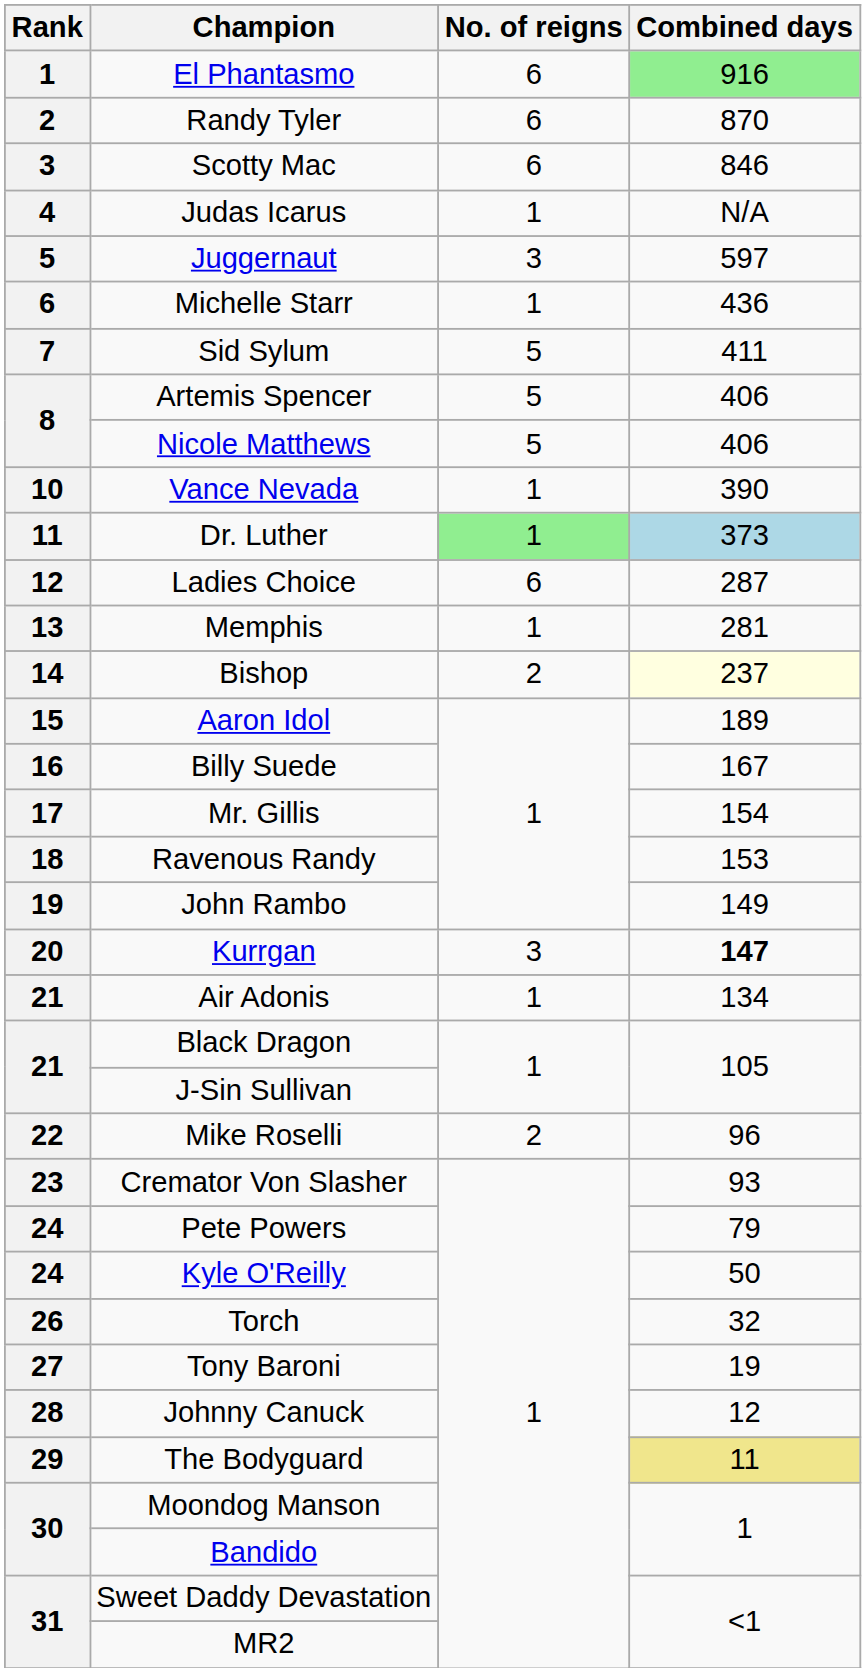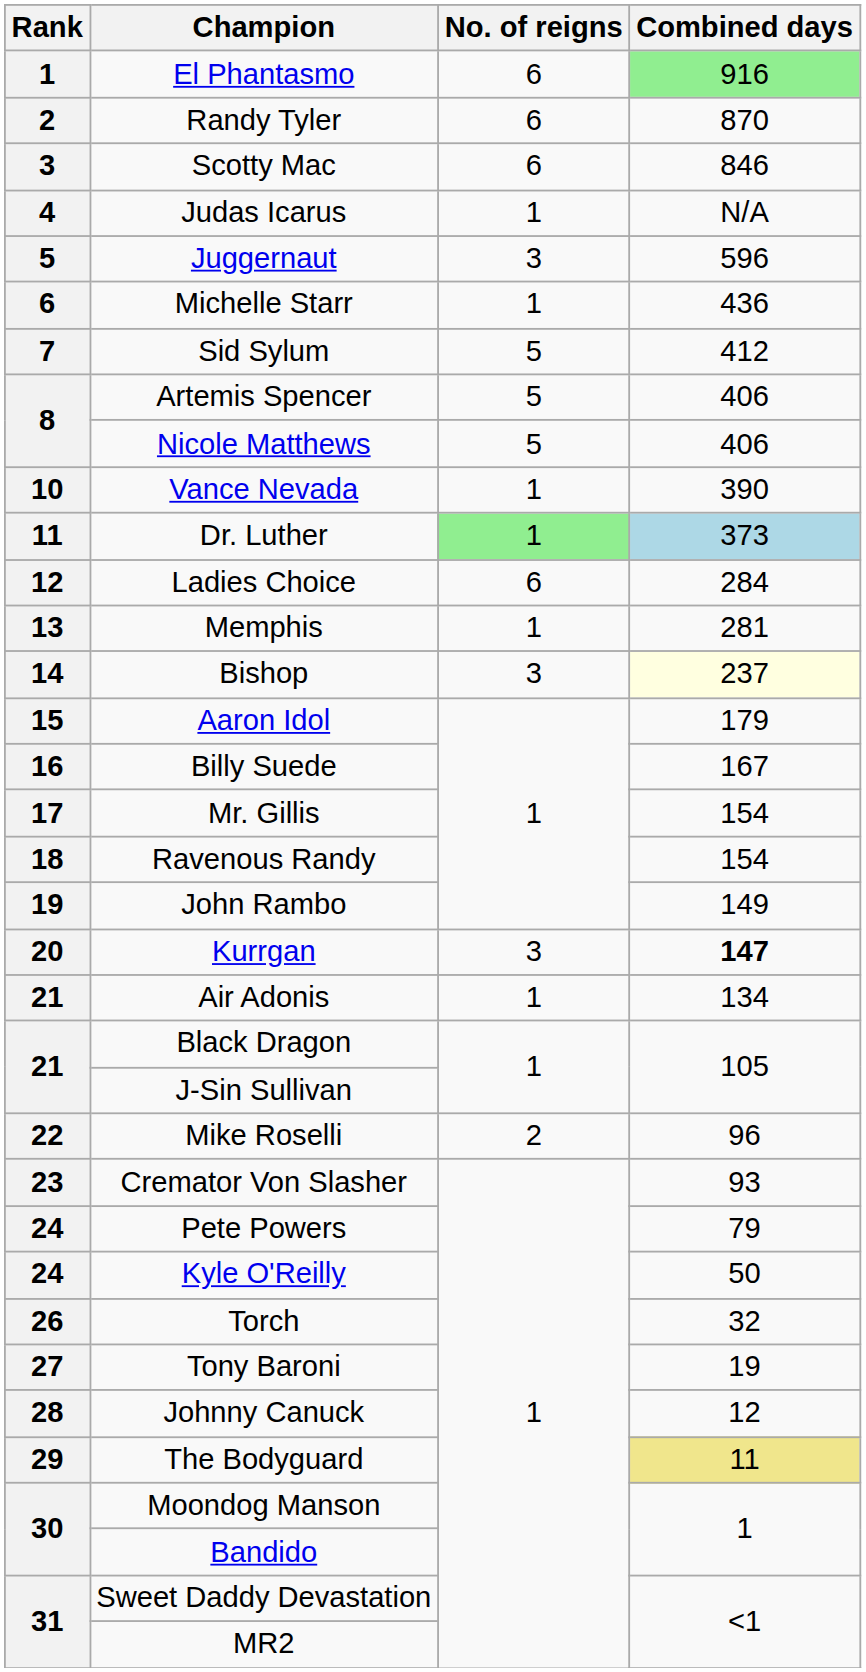(745, 258) 597 -> (745, 258) 596
(745, 350) 411 -> (745, 350) 412
(745, 581) 287 -> (745, 581) 284
(534, 674) 2 -> (534, 674) 3
(745, 720) 189 -> (745, 720) 179
(745, 858) 153 -> (745, 858) 154
